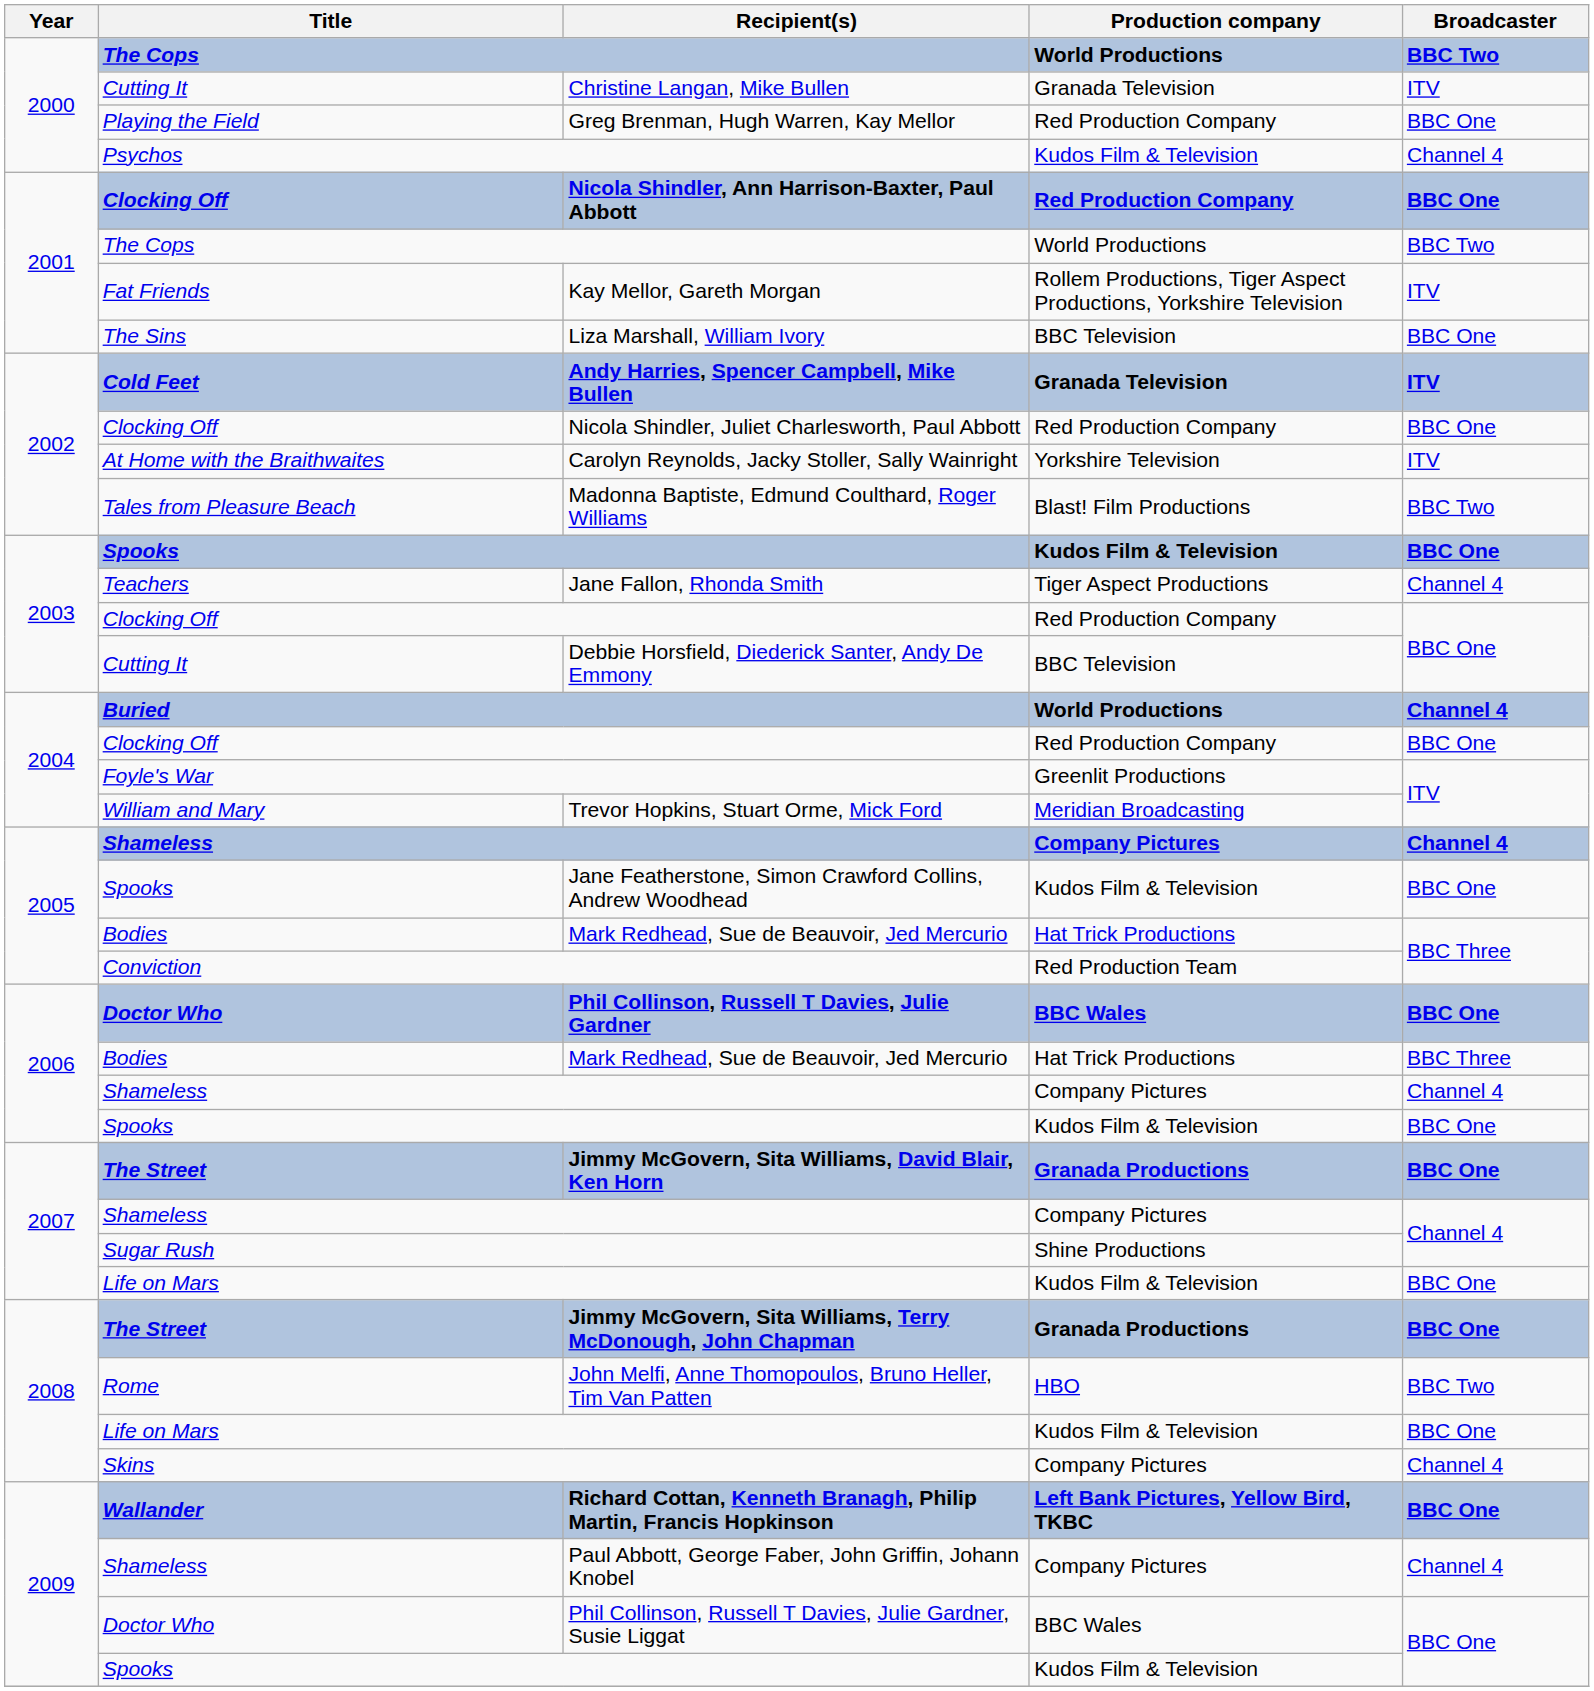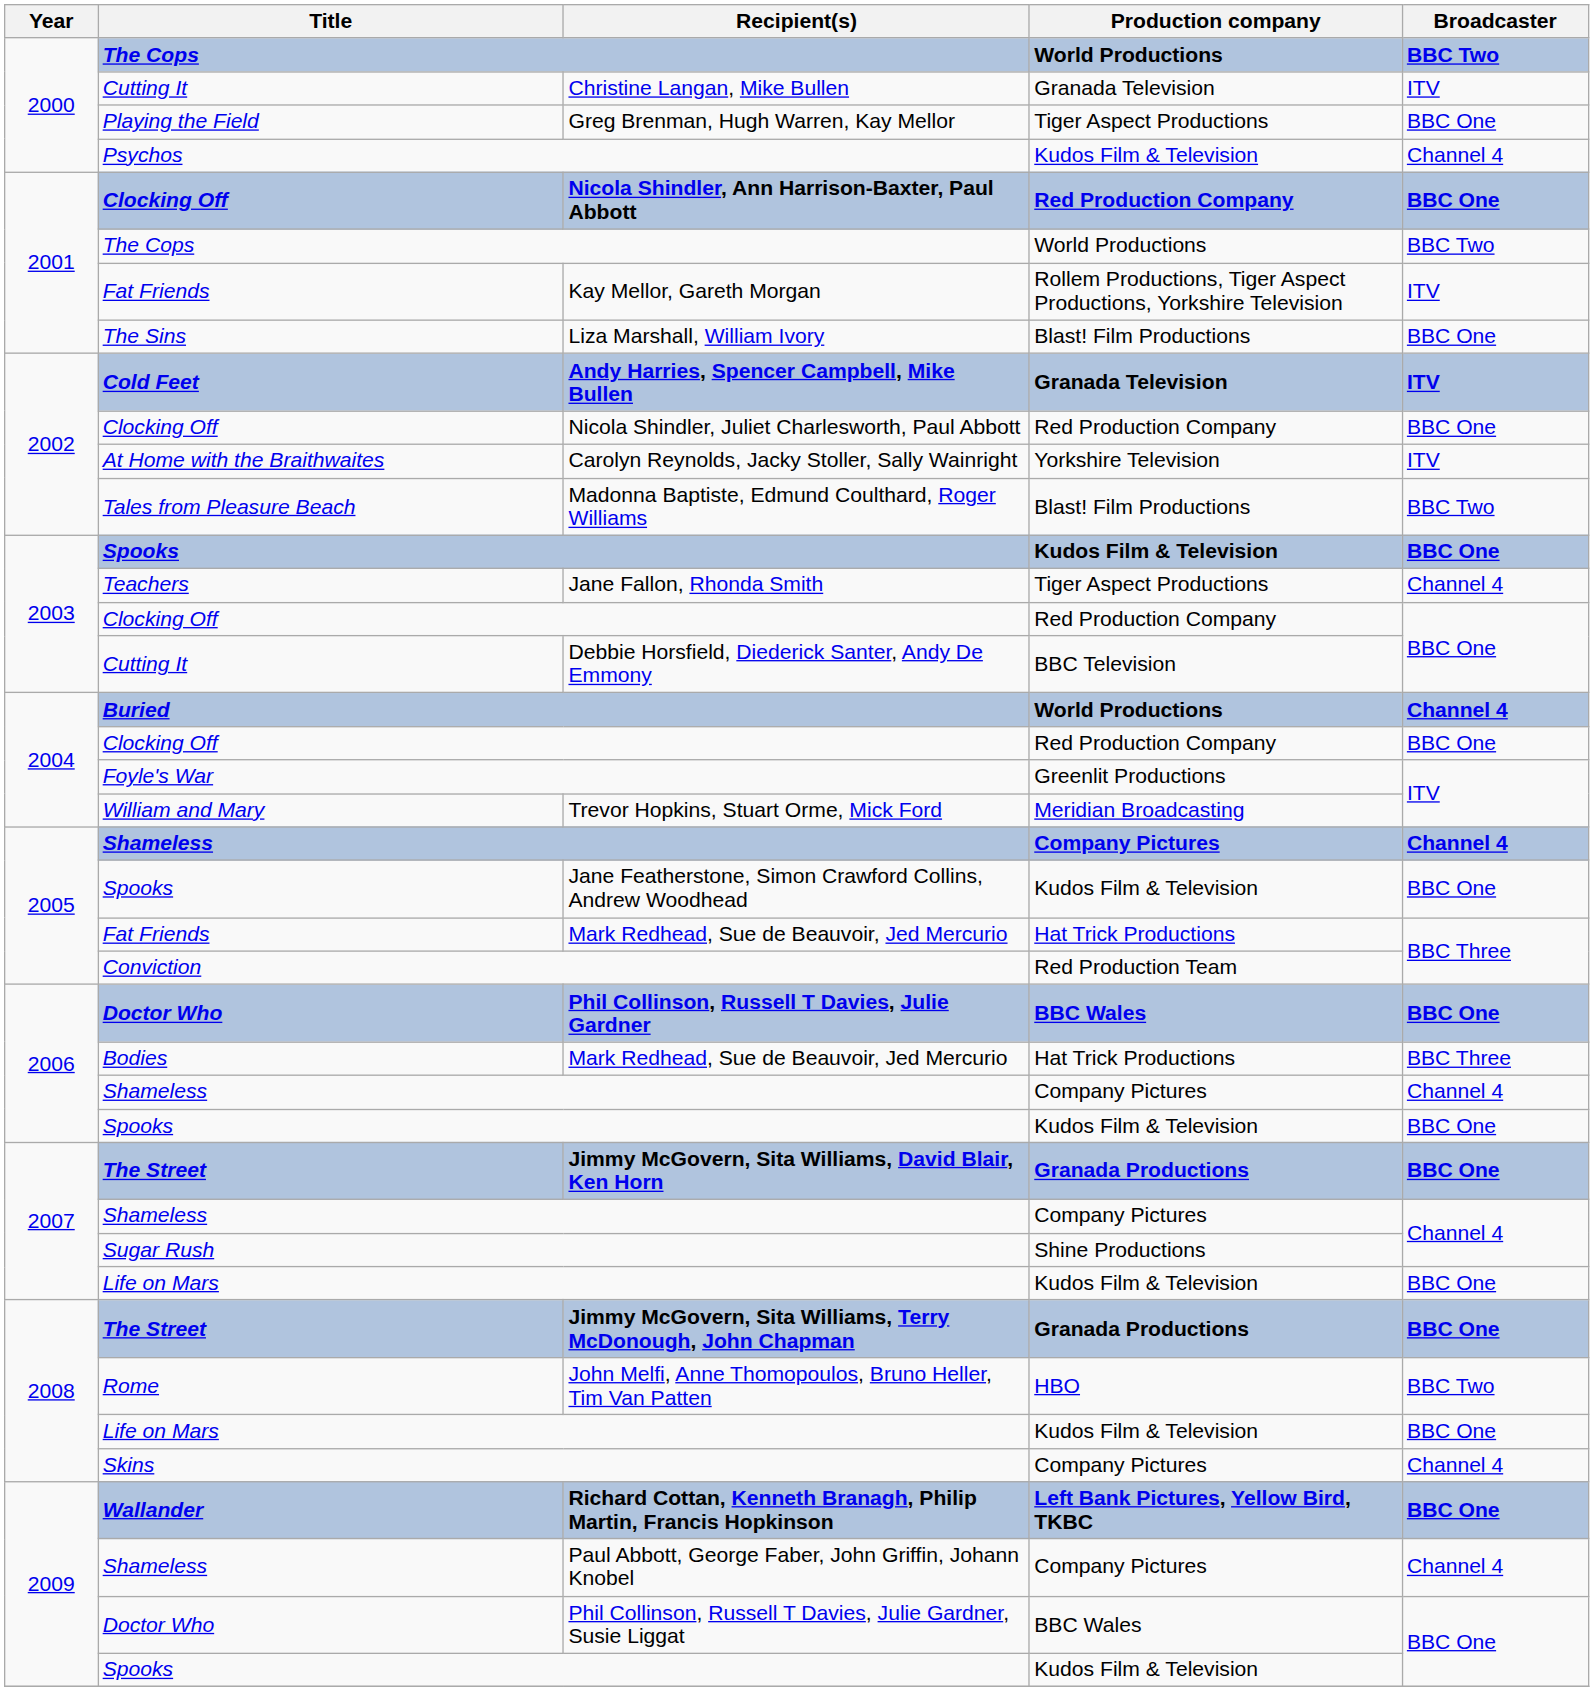(1155, 121) Red Production Company -> (1151, 121) Tiger Aspect Productions
(1105, 336) BBC Television -> (1142, 336) Blast! Film Productions
(135, 934) Bodies -> (156, 934) Fat Friends
